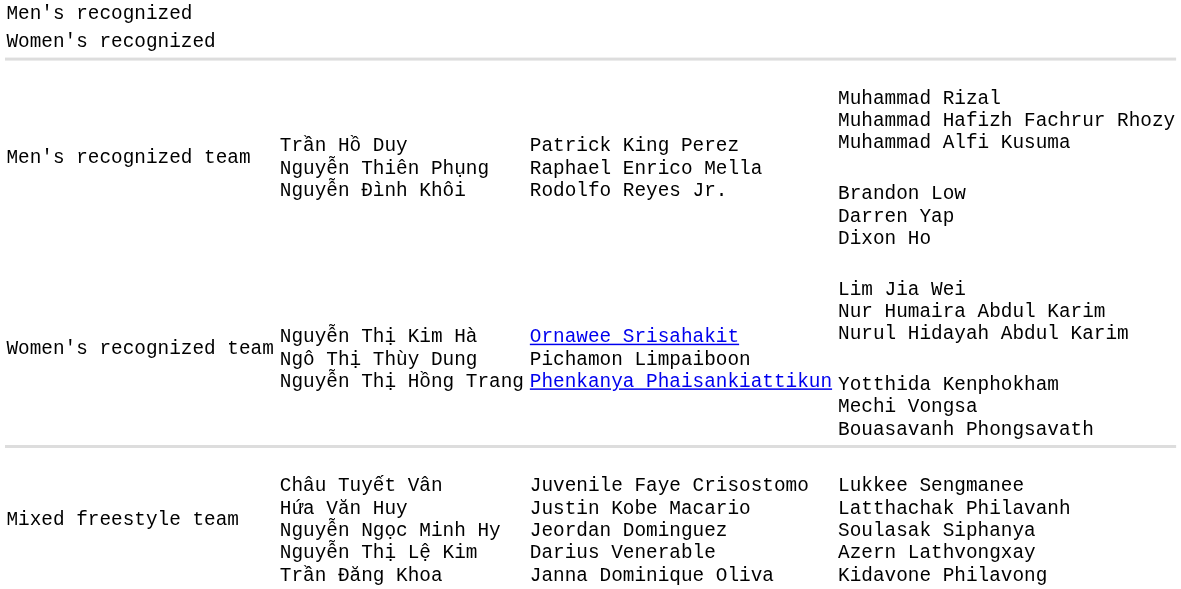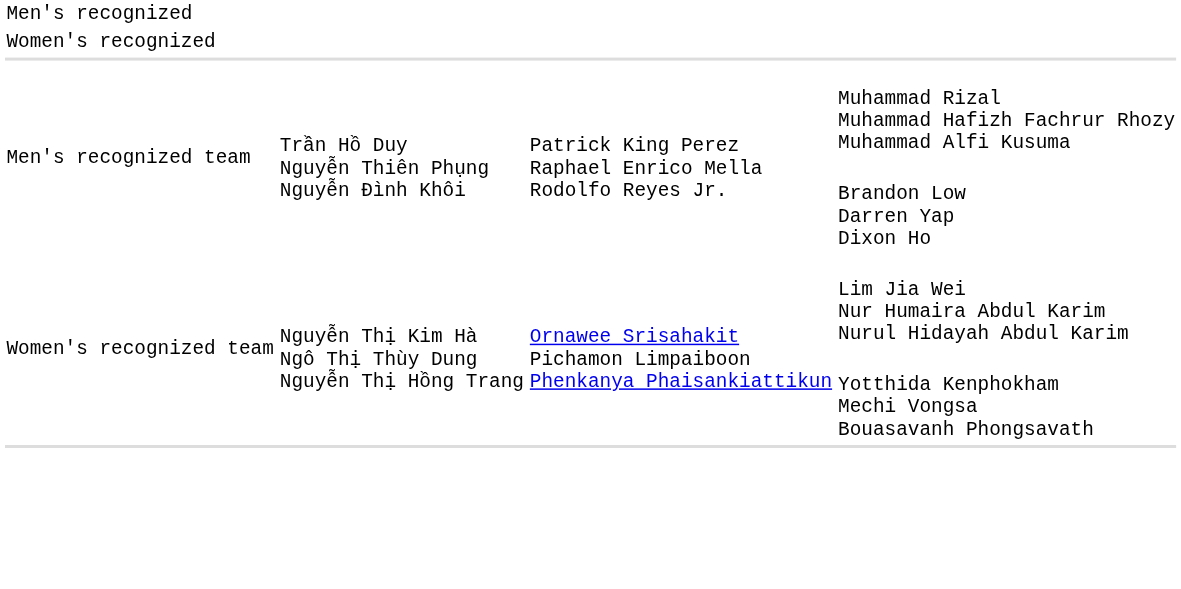- row: (123, 520)
